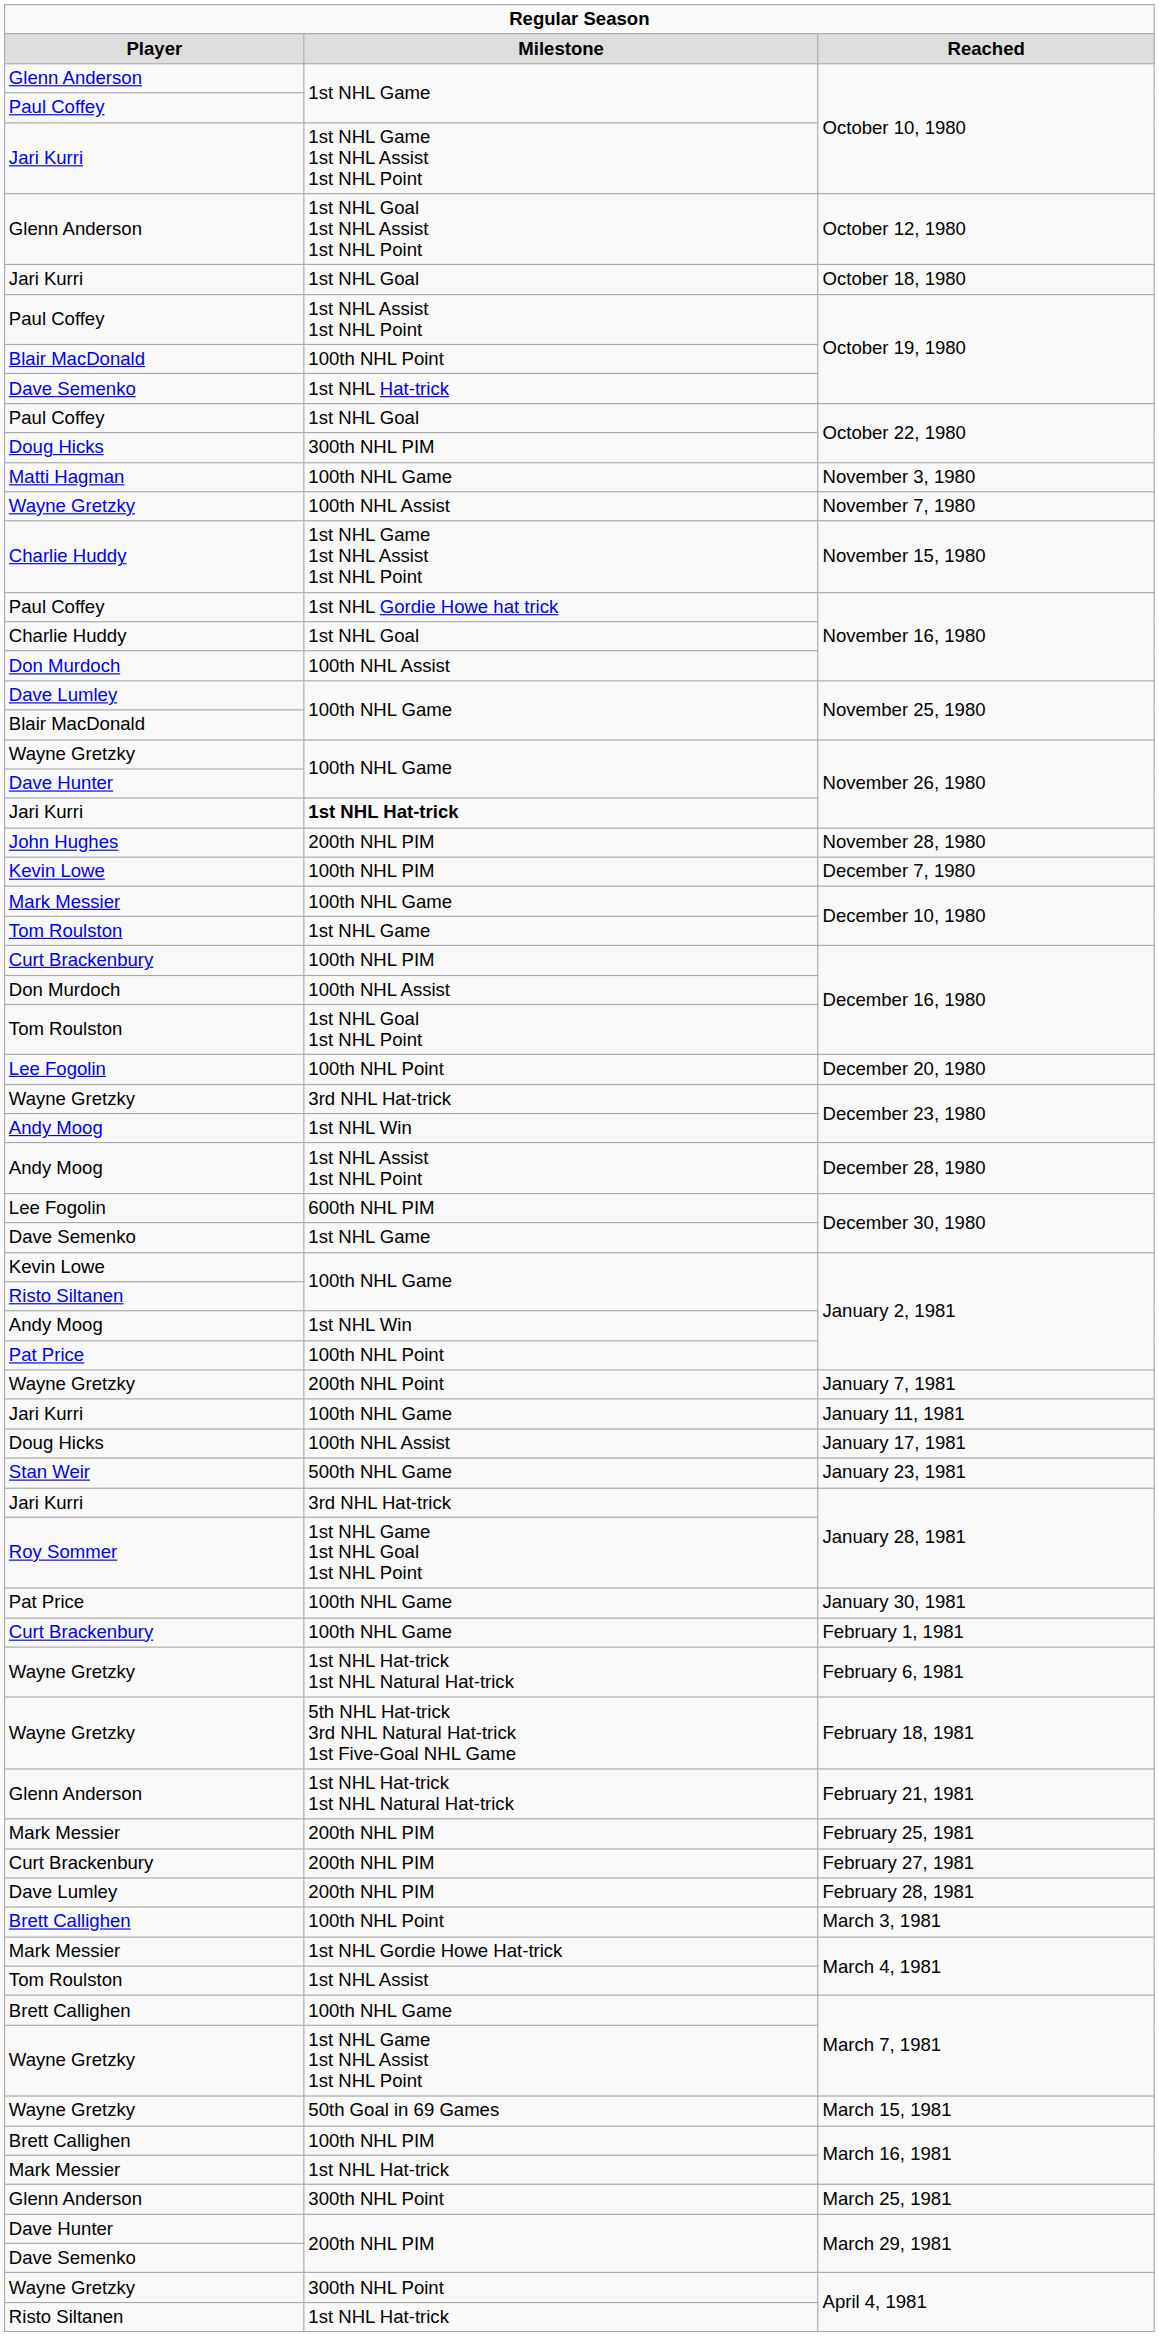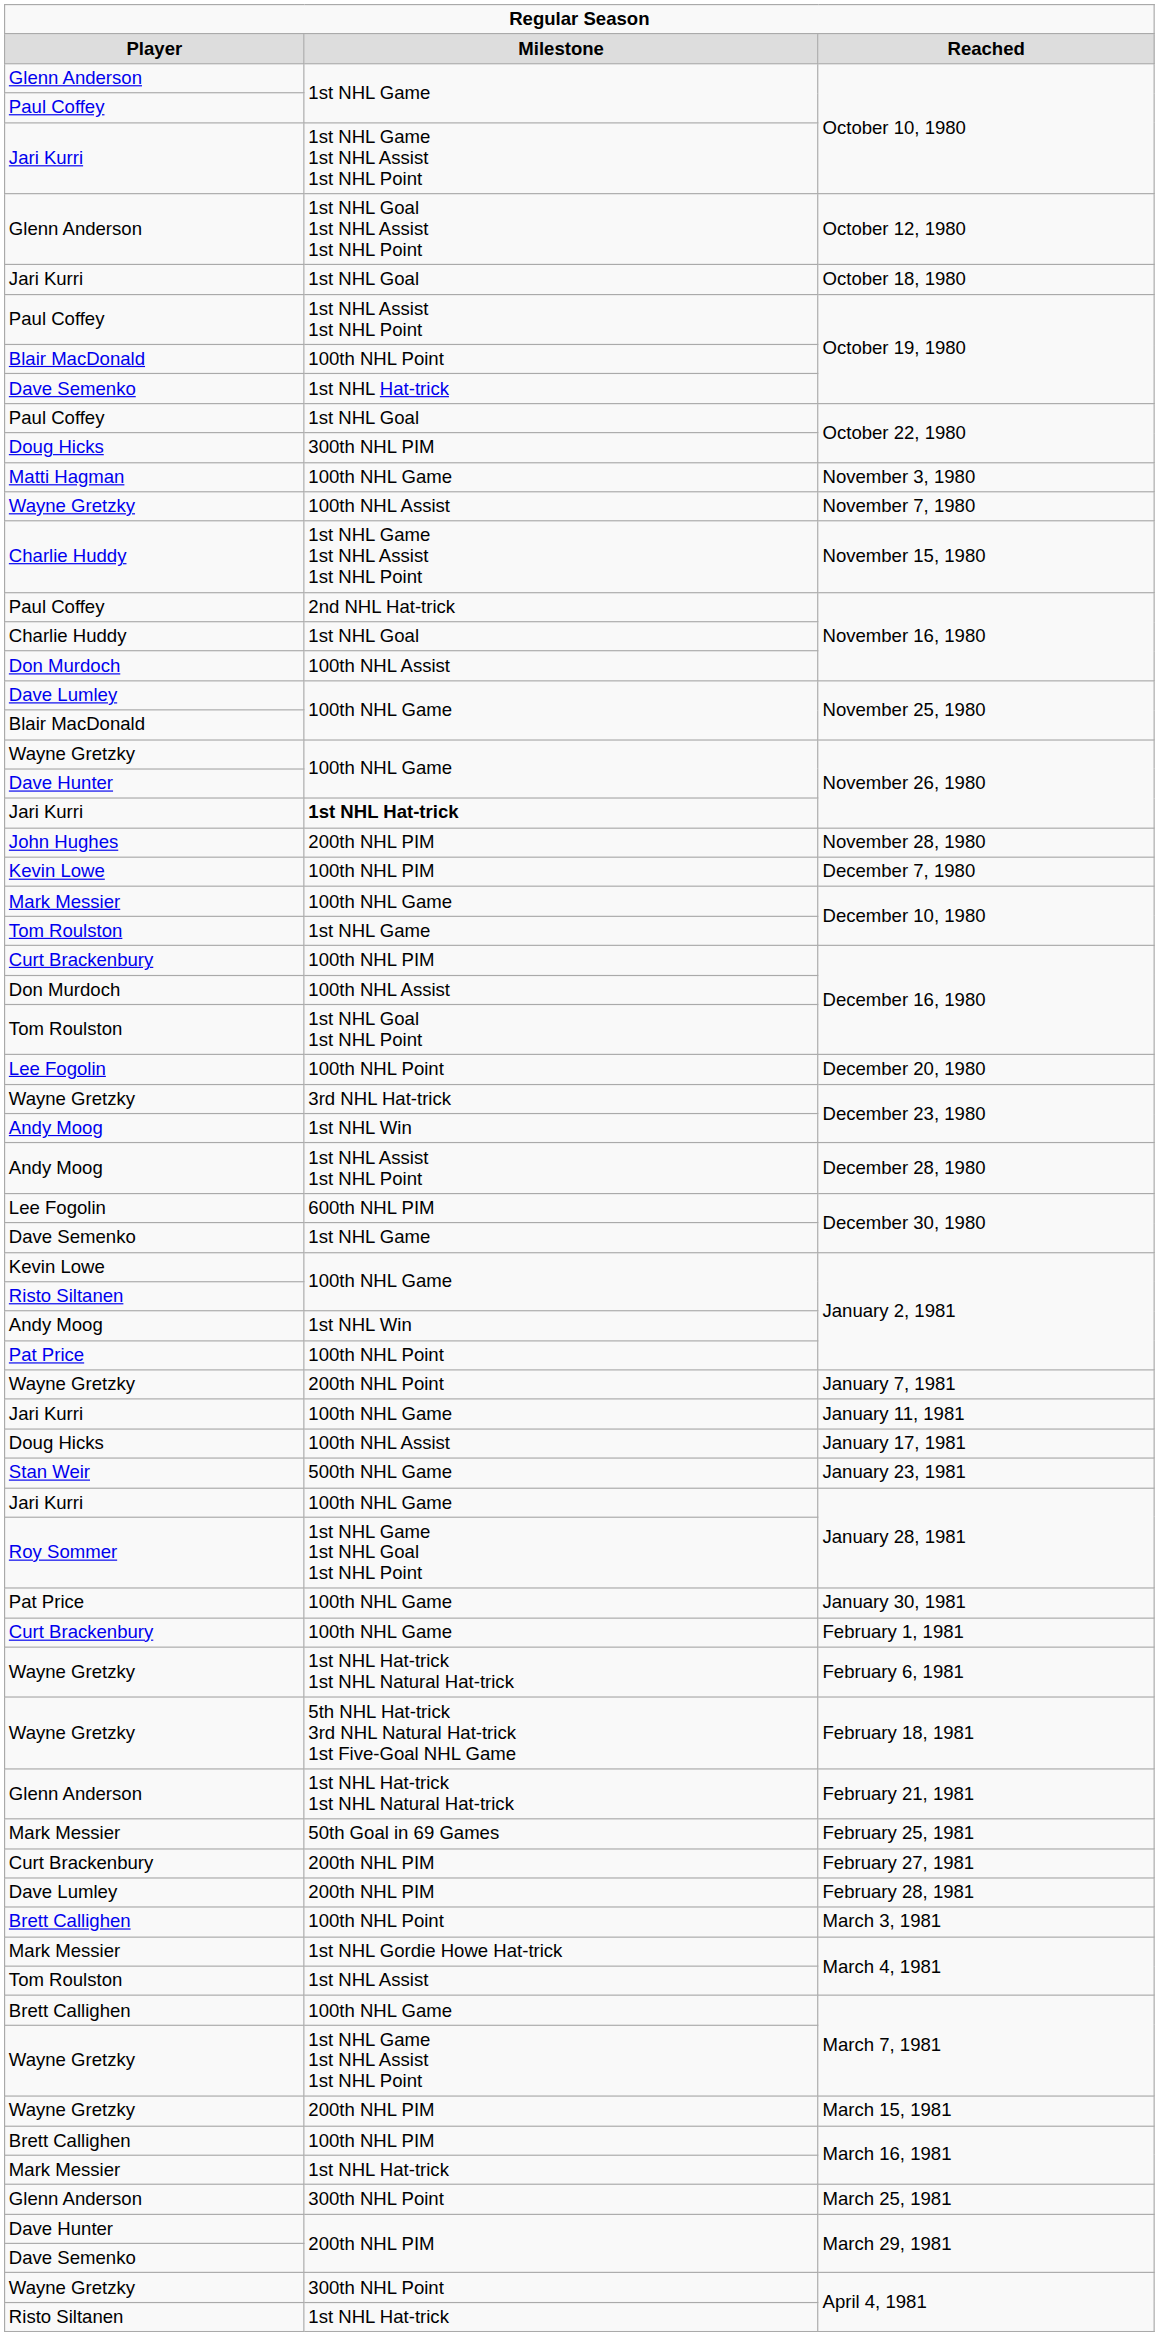(433, 606) 1st NHL Gordie Howe hat trick -> (382, 606) 2nd NHL Hat-trick
(380, 1502) 3rd NHL Hat-trick -> (380, 1502) 100th NHL Game
(371, 1833) 200th NHL PIM -> (404, 1833) 50th Goal in 69 Games
(404, 2110) 50th Goal in 69 Games -> (371, 2110) 200th NHL PIM
